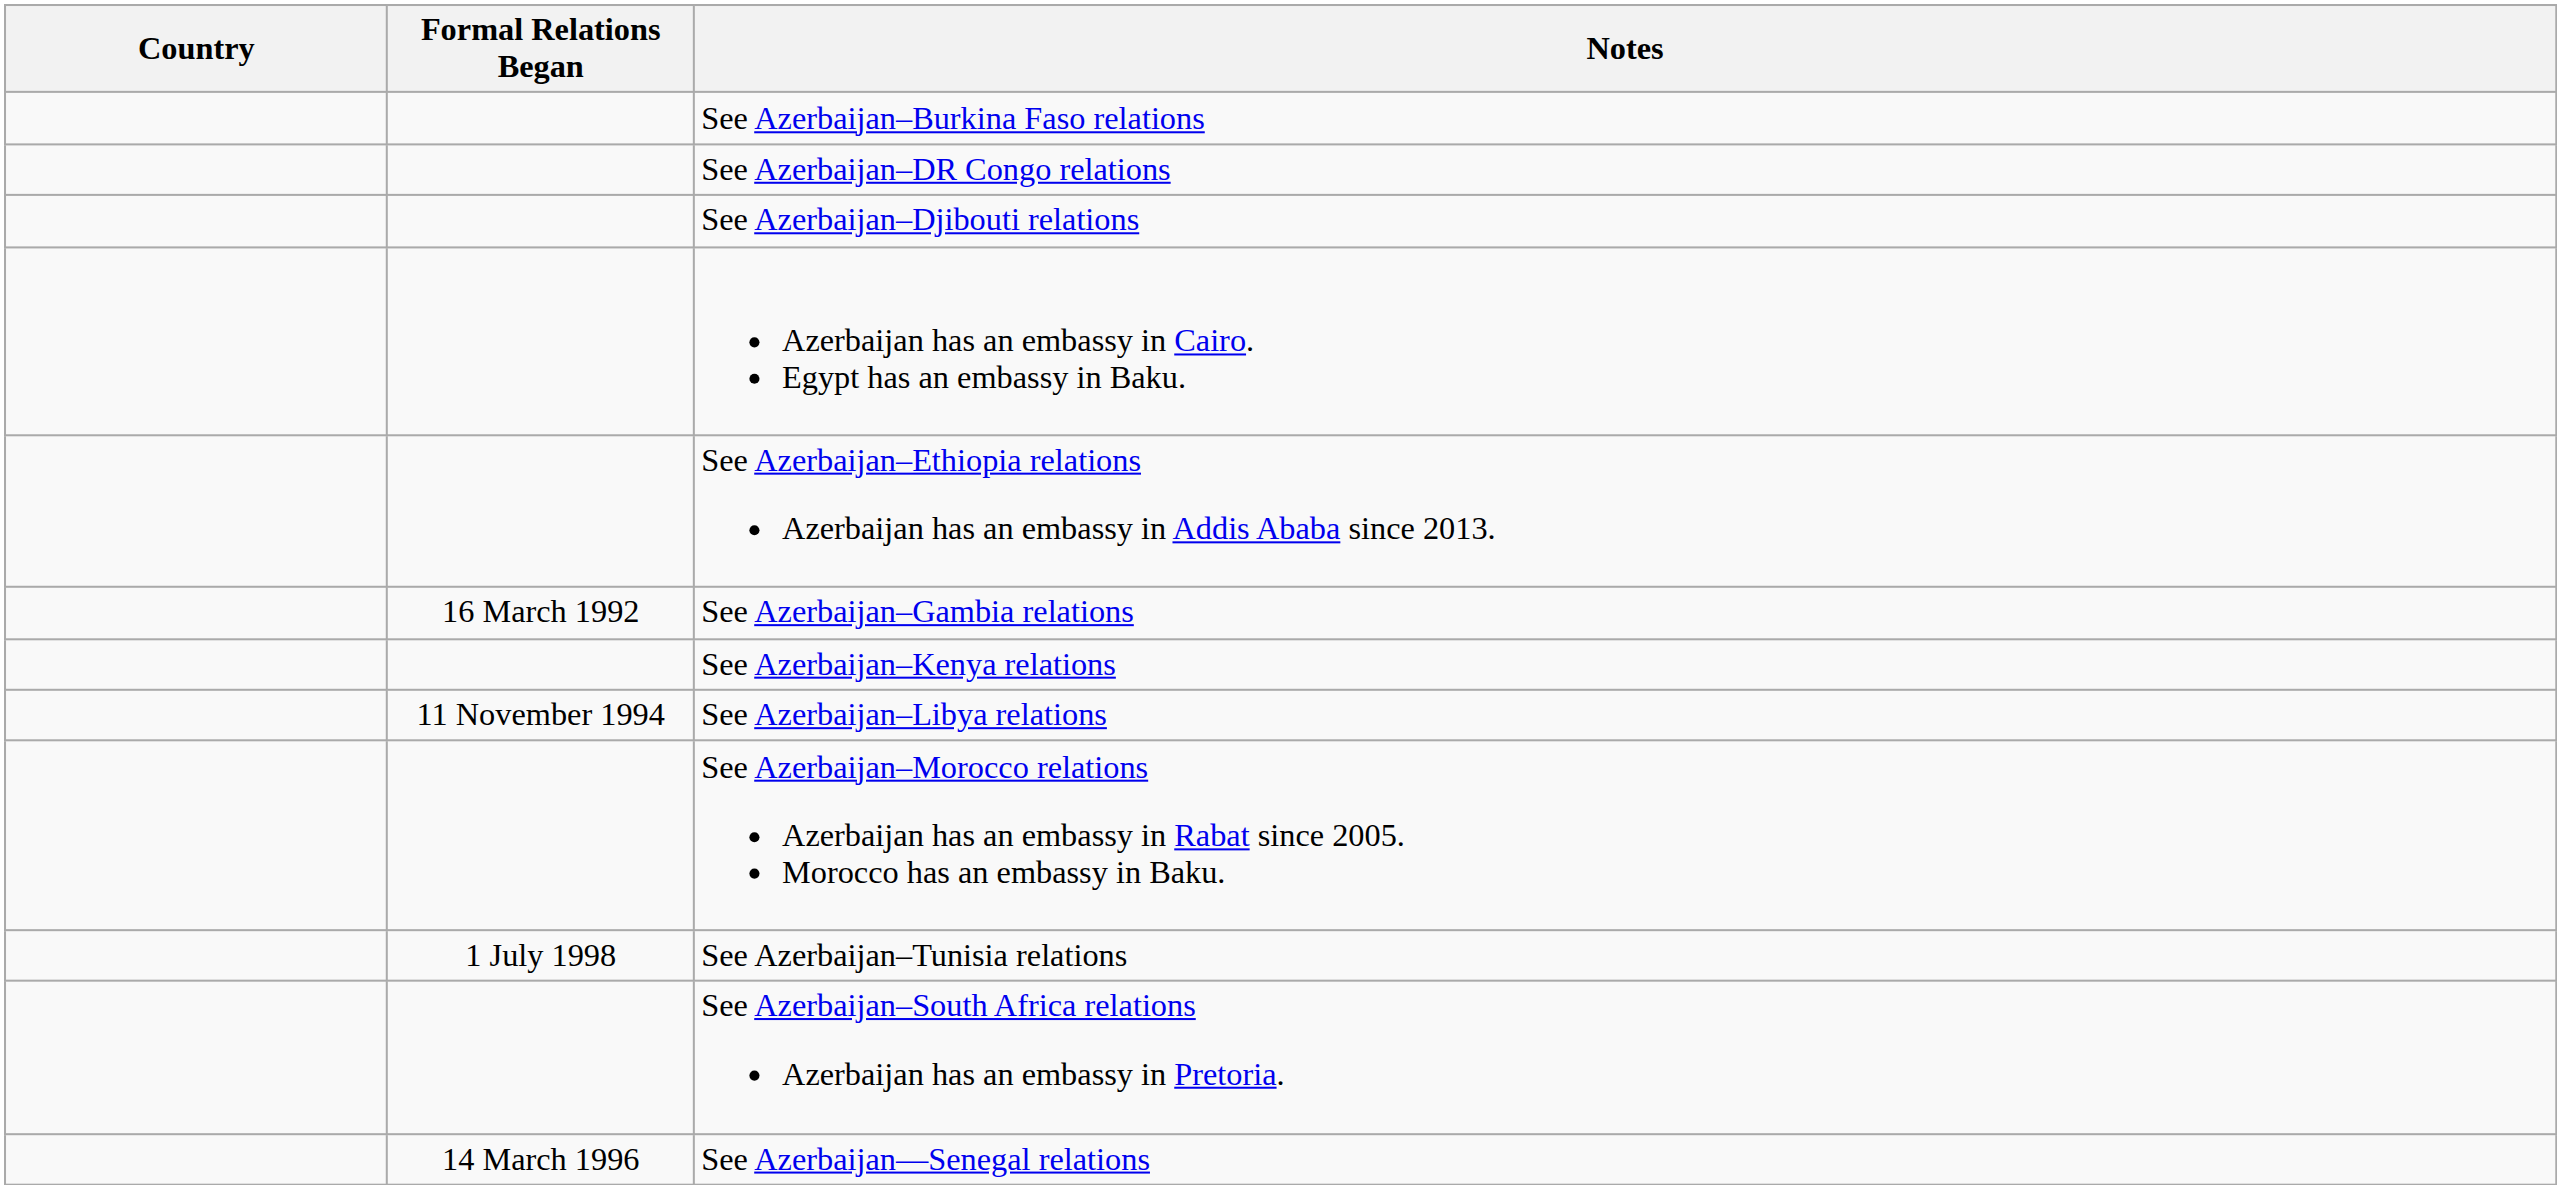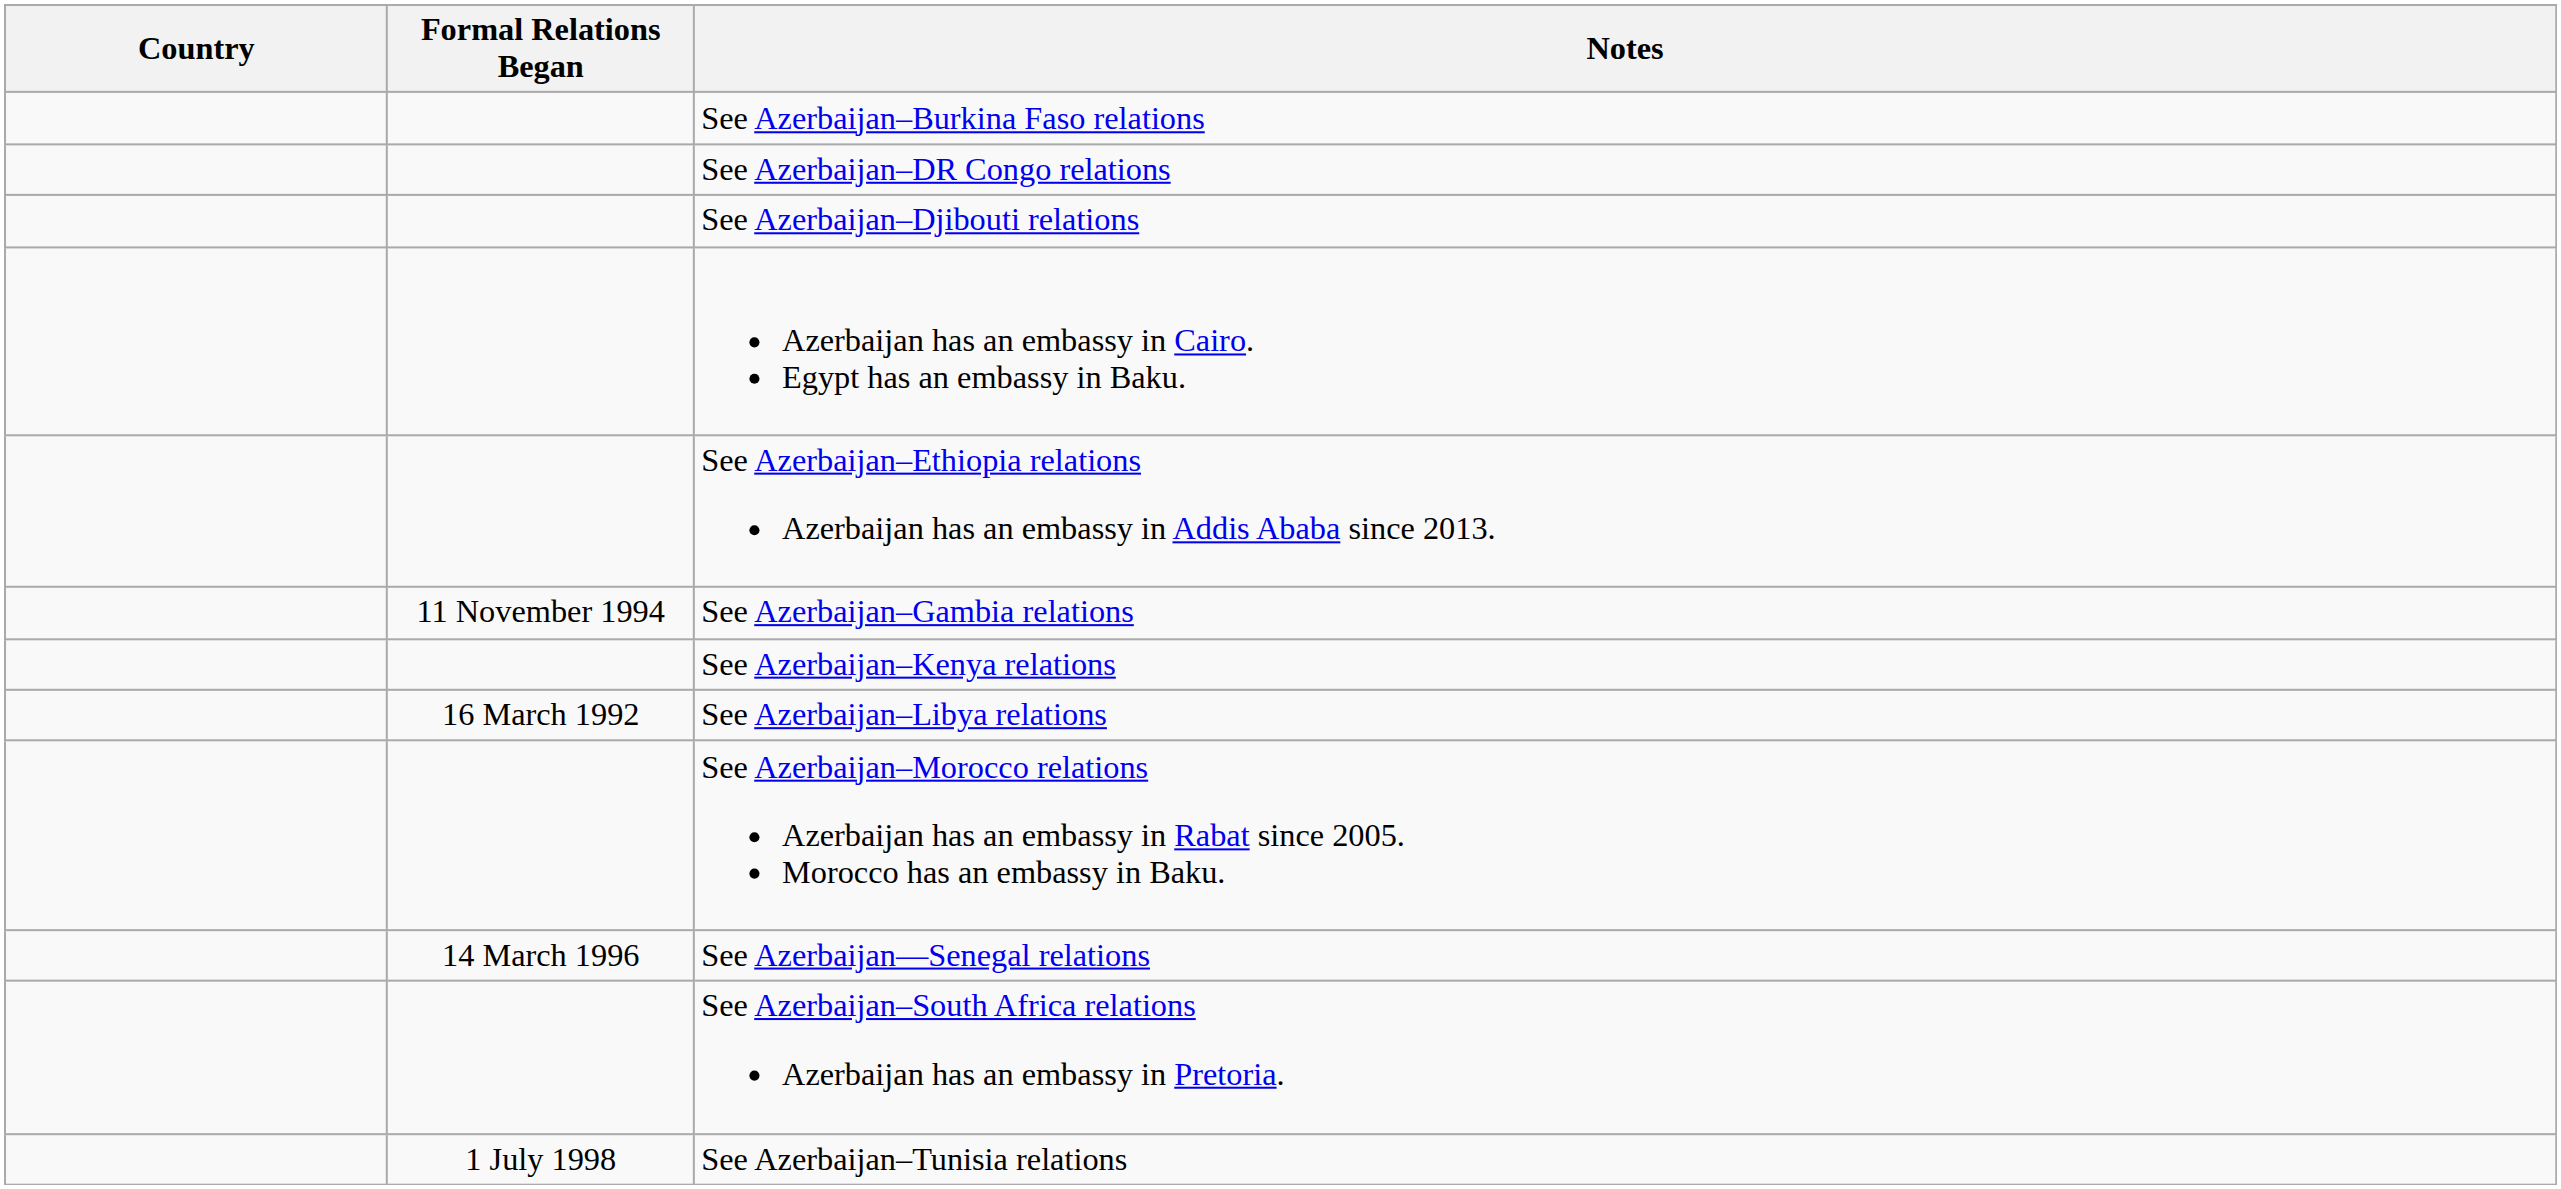(541, 612) 16 March 1992 -> (541, 612) 11 November 1994
(541, 714) 11 November 1994 -> (541, 714) 16 March 1992
rows swapped: (926, 1158) <-> (914, 954)
